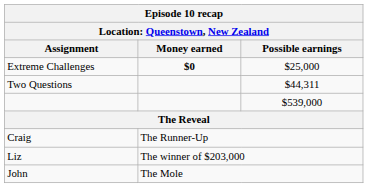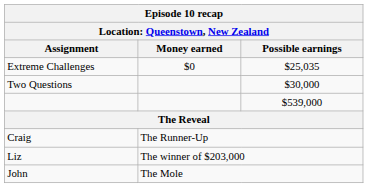(189, 66) bold -> (189, 66) normal
(302, 66) $25,000 -> (302, 66) $25,035
(302, 84) $44,311 -> (302, 84) $30,000
